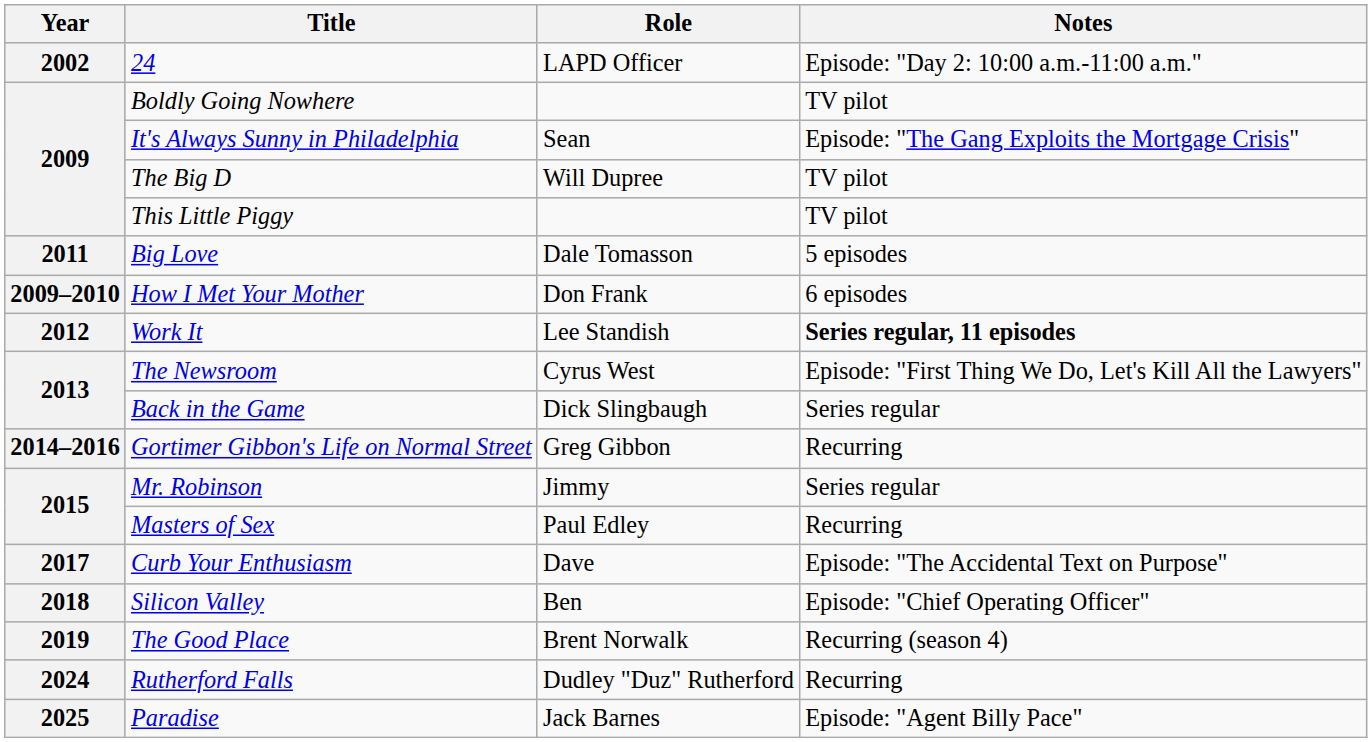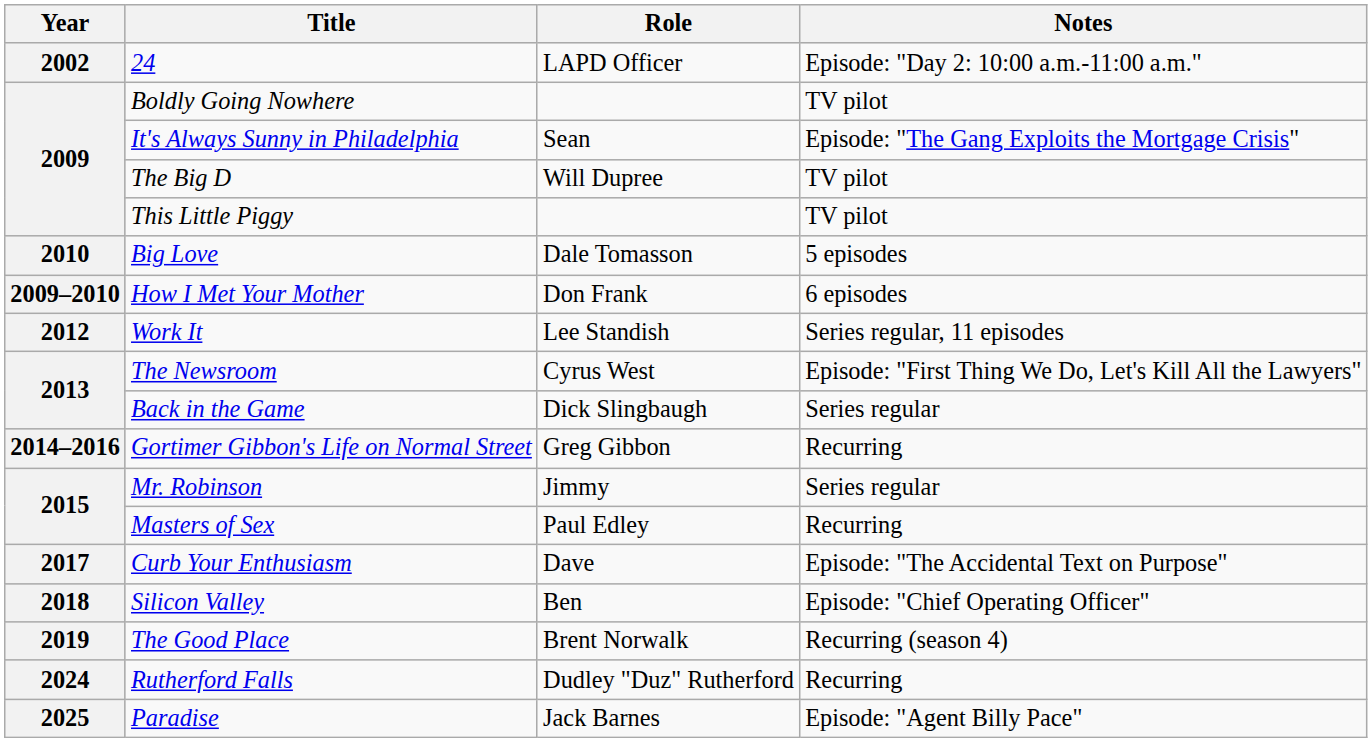(65, 255) 2011 -> (65, 255) 2010
(940, 332) bold -> (935, 332) normal
